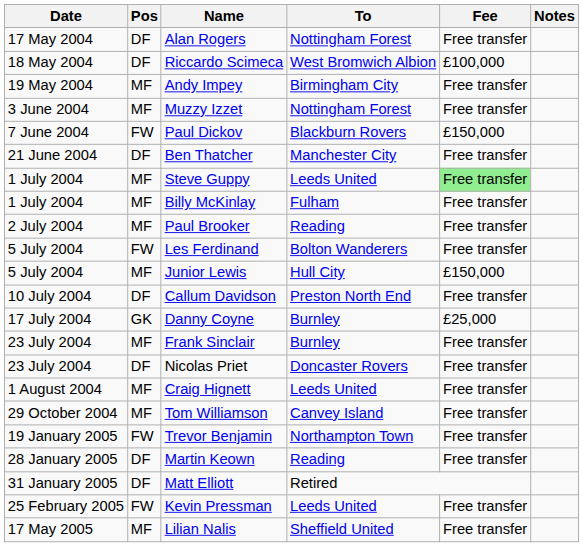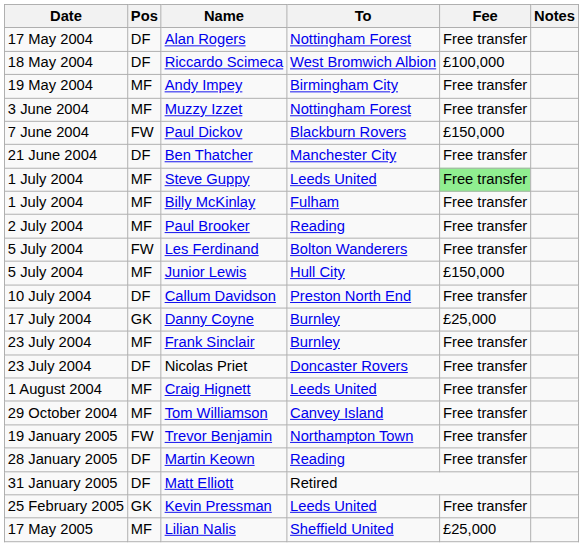(142, 506) FW -> (141, 506) GK
(485, 529) Free transfer -> (470, 529) £25,000
